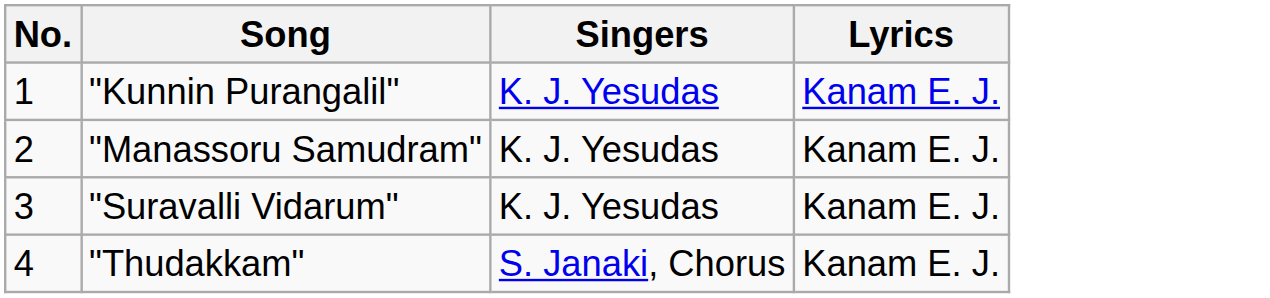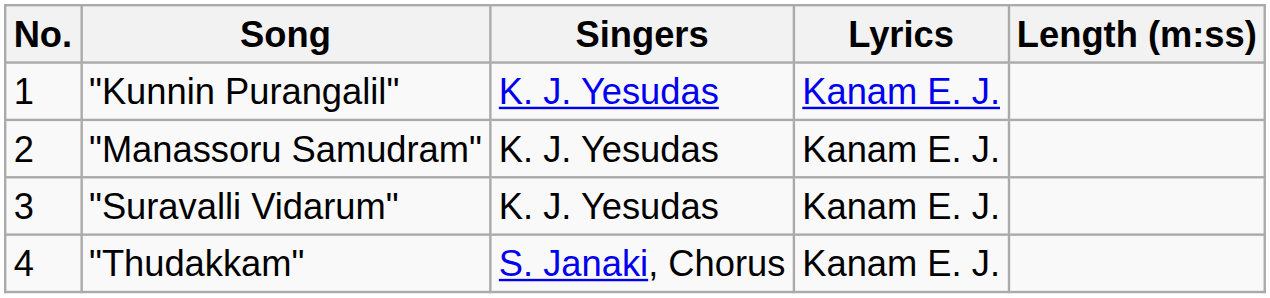+ column: (1137, 34)
